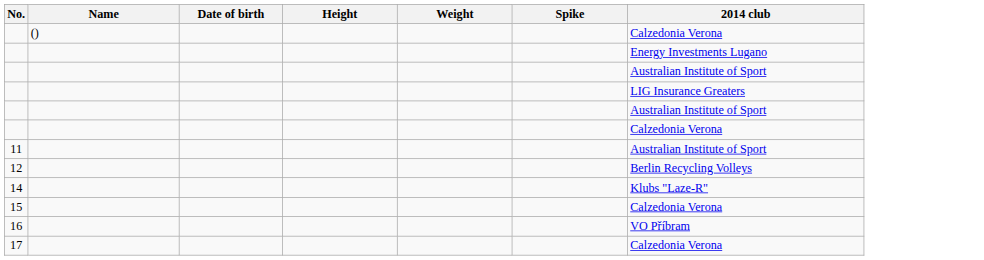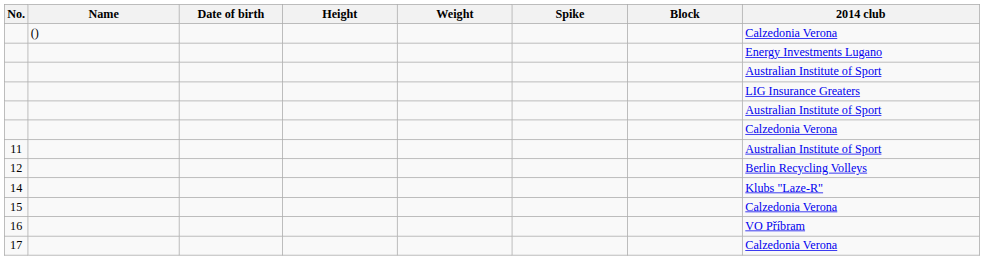+ column: (685, 14)
